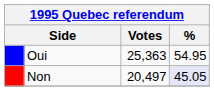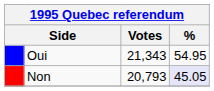(147, 56) 25,363 -> (147, 56) 21,343
(147, 76) 20,497 -> (147, 76) 20,793
